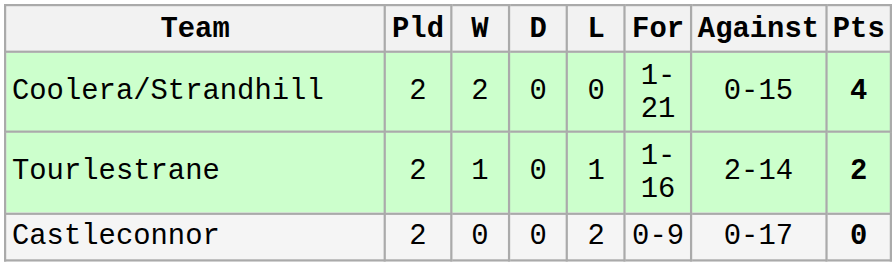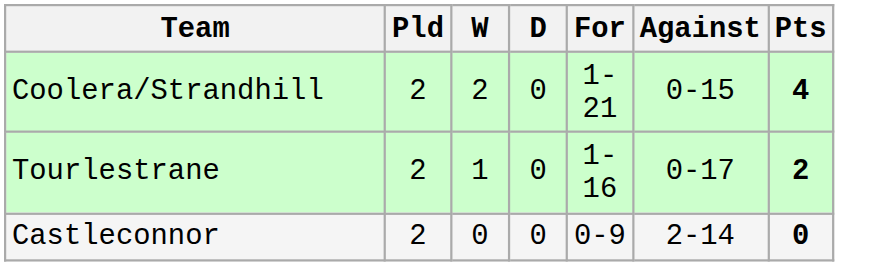- column: (596, 29)
(758, 173) 2-14 -> (700, 173) 0-17
(758, 236) 0-17 -> (700, 236) 2-14
